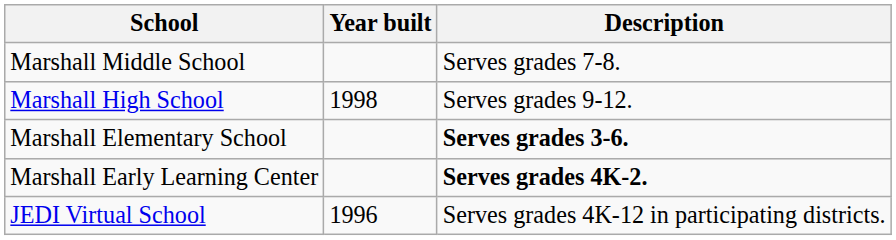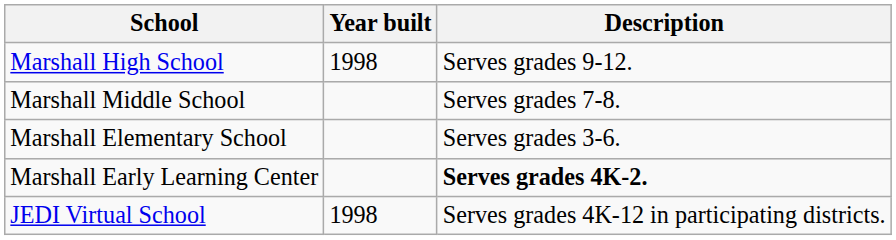rows swapped: (117, 100) <-> (128, 61)
(536, 138) bold -> (532, 138) normal
(354, 215) 1996 -> (354, 215) 1998
